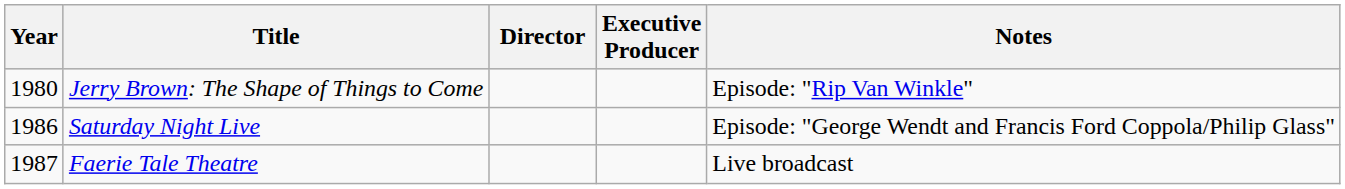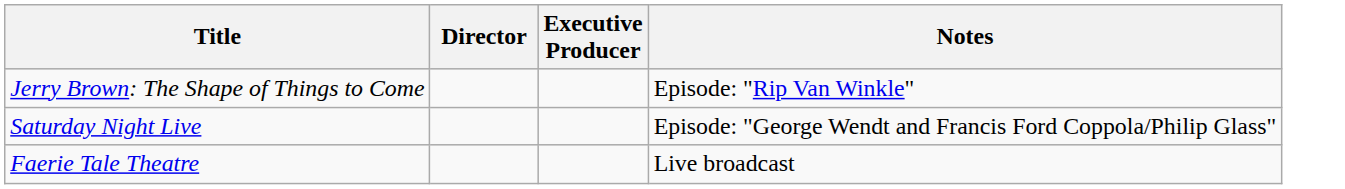- column: (34, 36)
